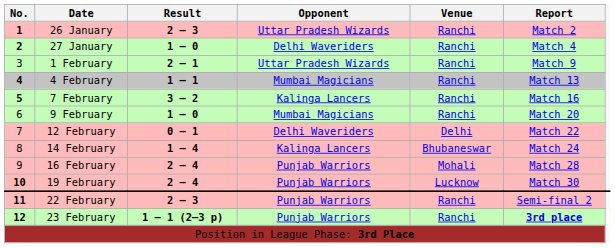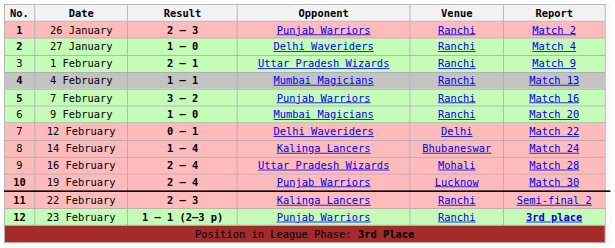(324, 30) Uttar Pradesh Wizards -> (324, 30) Punjab Warriors
(324, 98) Kalinga Lancers -> (324, 98) Punjab Warriors
(324, 165) Punjab Warriors -> (324, 165) Uttar Pradesh Wizards
(324, 200) Punjab Warriors -> (324, 200) Kalinga Lancers
